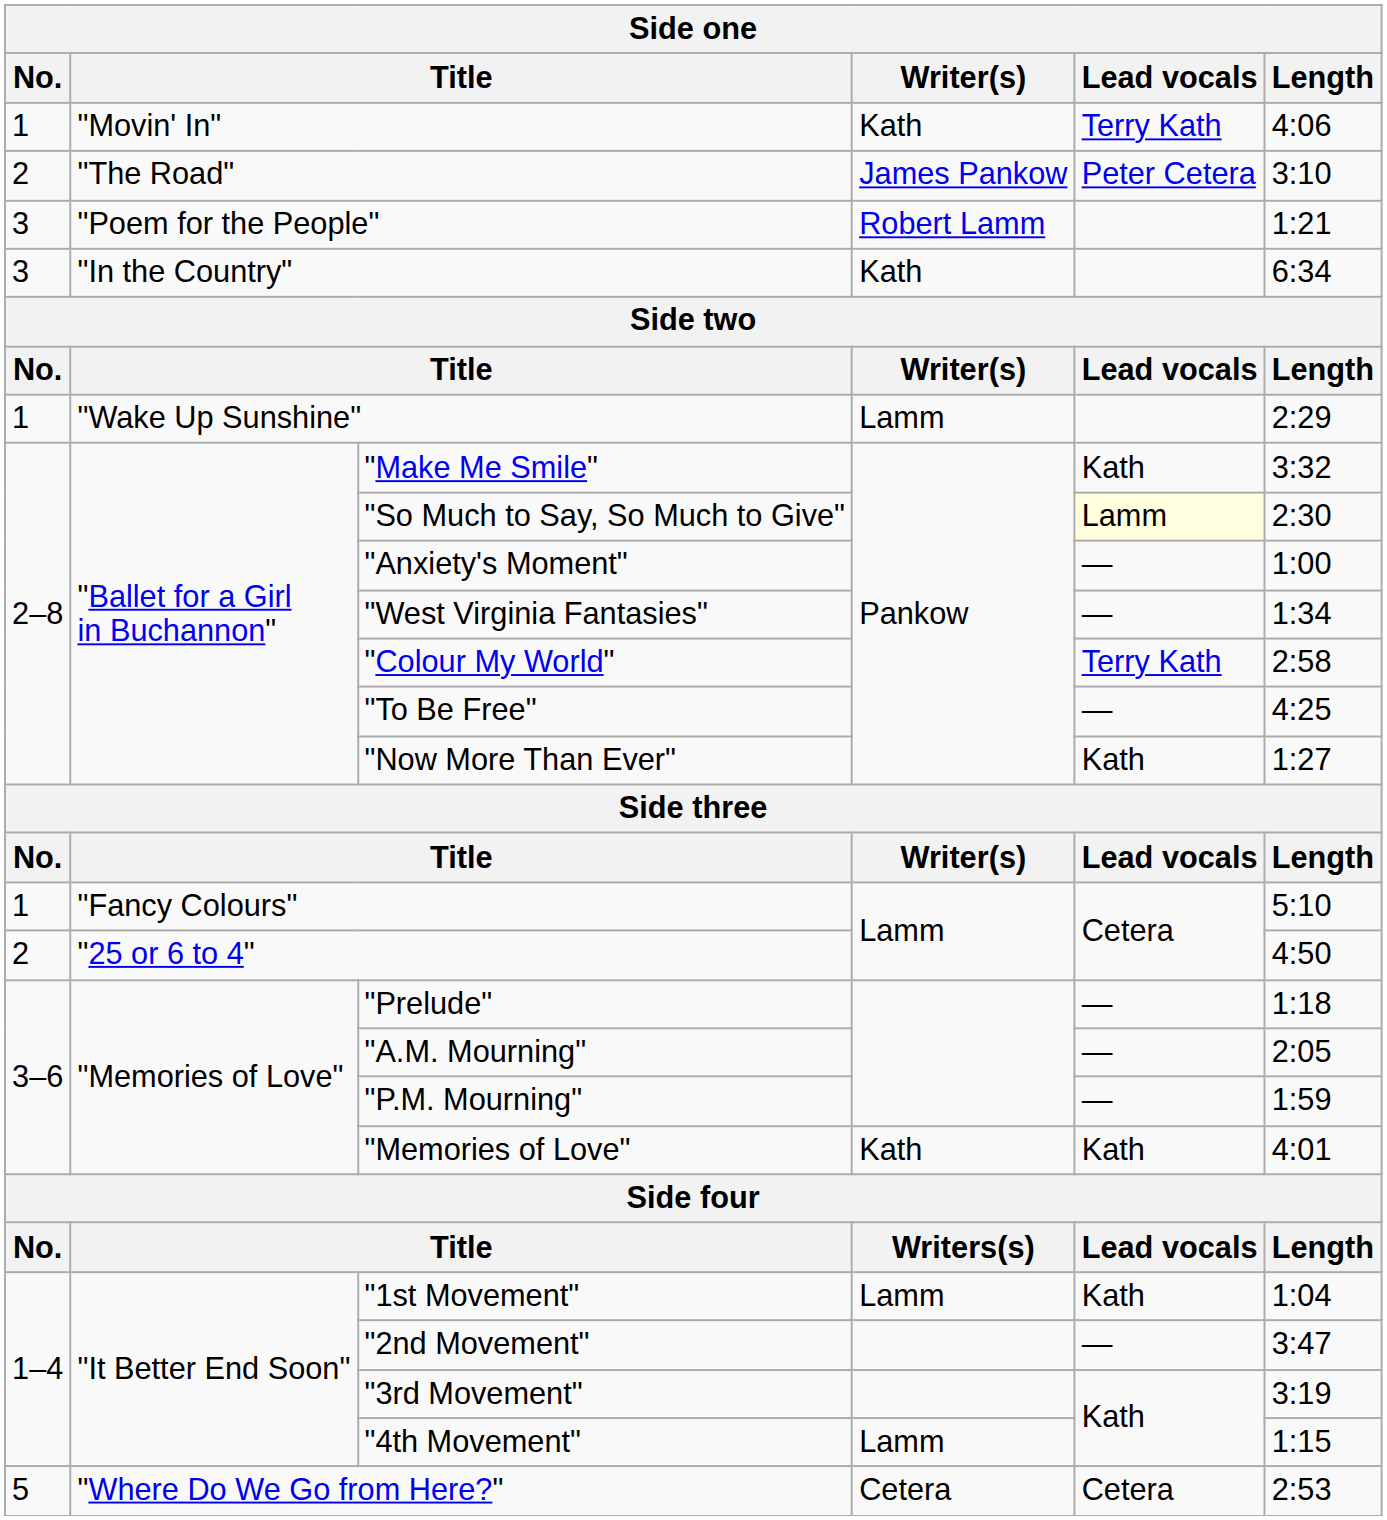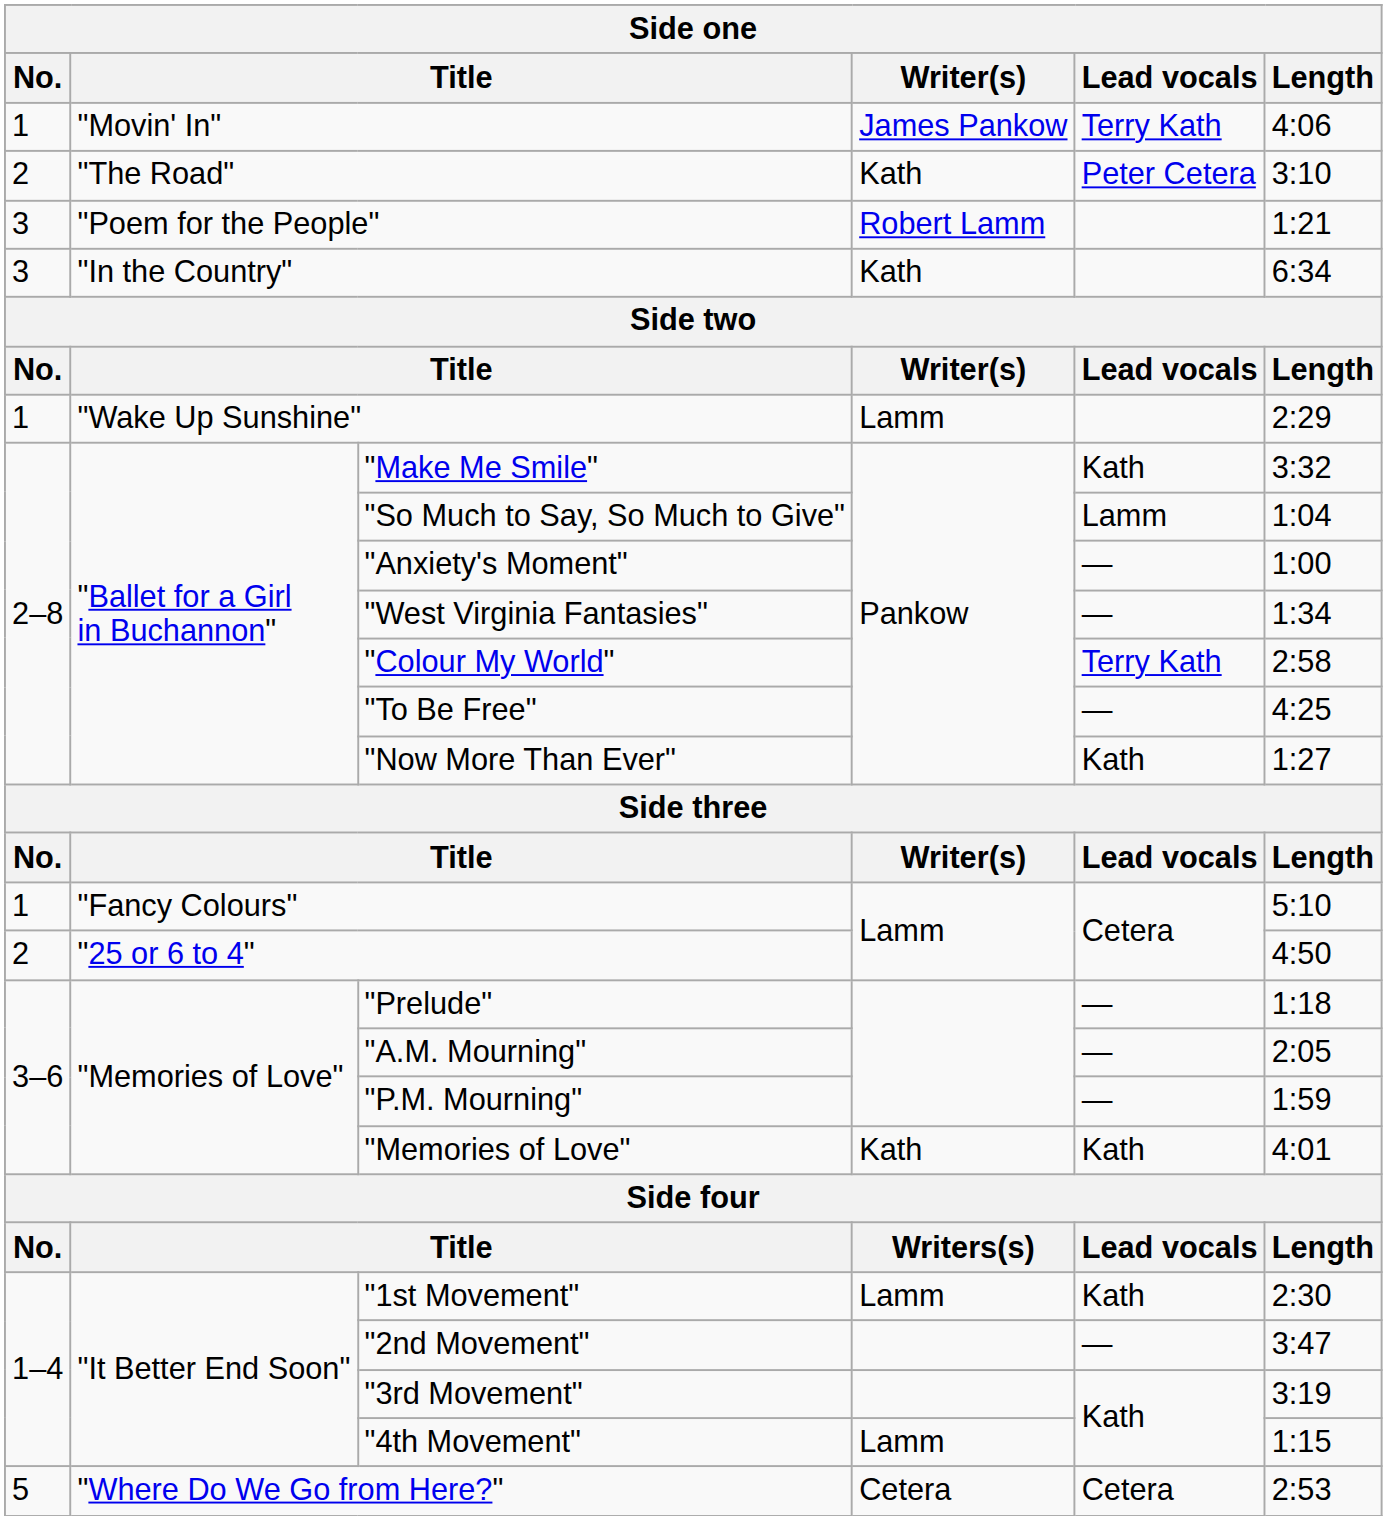(891, 126) Kath -> (963, 126) James Pankow
(963, 175) James Pankow -> (891, 175) Kath
(1124, 516) lightyellow background -> (1124, 516) no background
(1302, 516) 2:30 -> (1302, 516) 1:04
(1302, 1295) 1:04 -> (1302, 1295) 2:30
